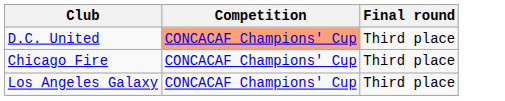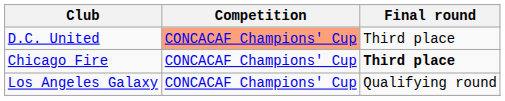(409, 61) normal -> (409, 61) bold
(409, 84) Third place -> (430, 84) Qualifying round
